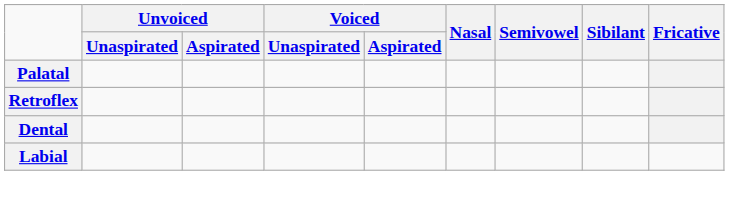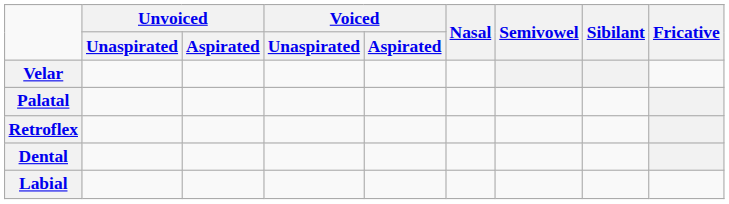+ row: (43, 73)
